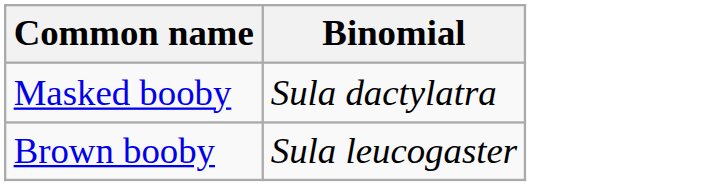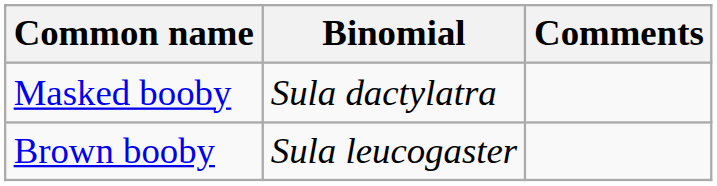+ column: (619, 33)
